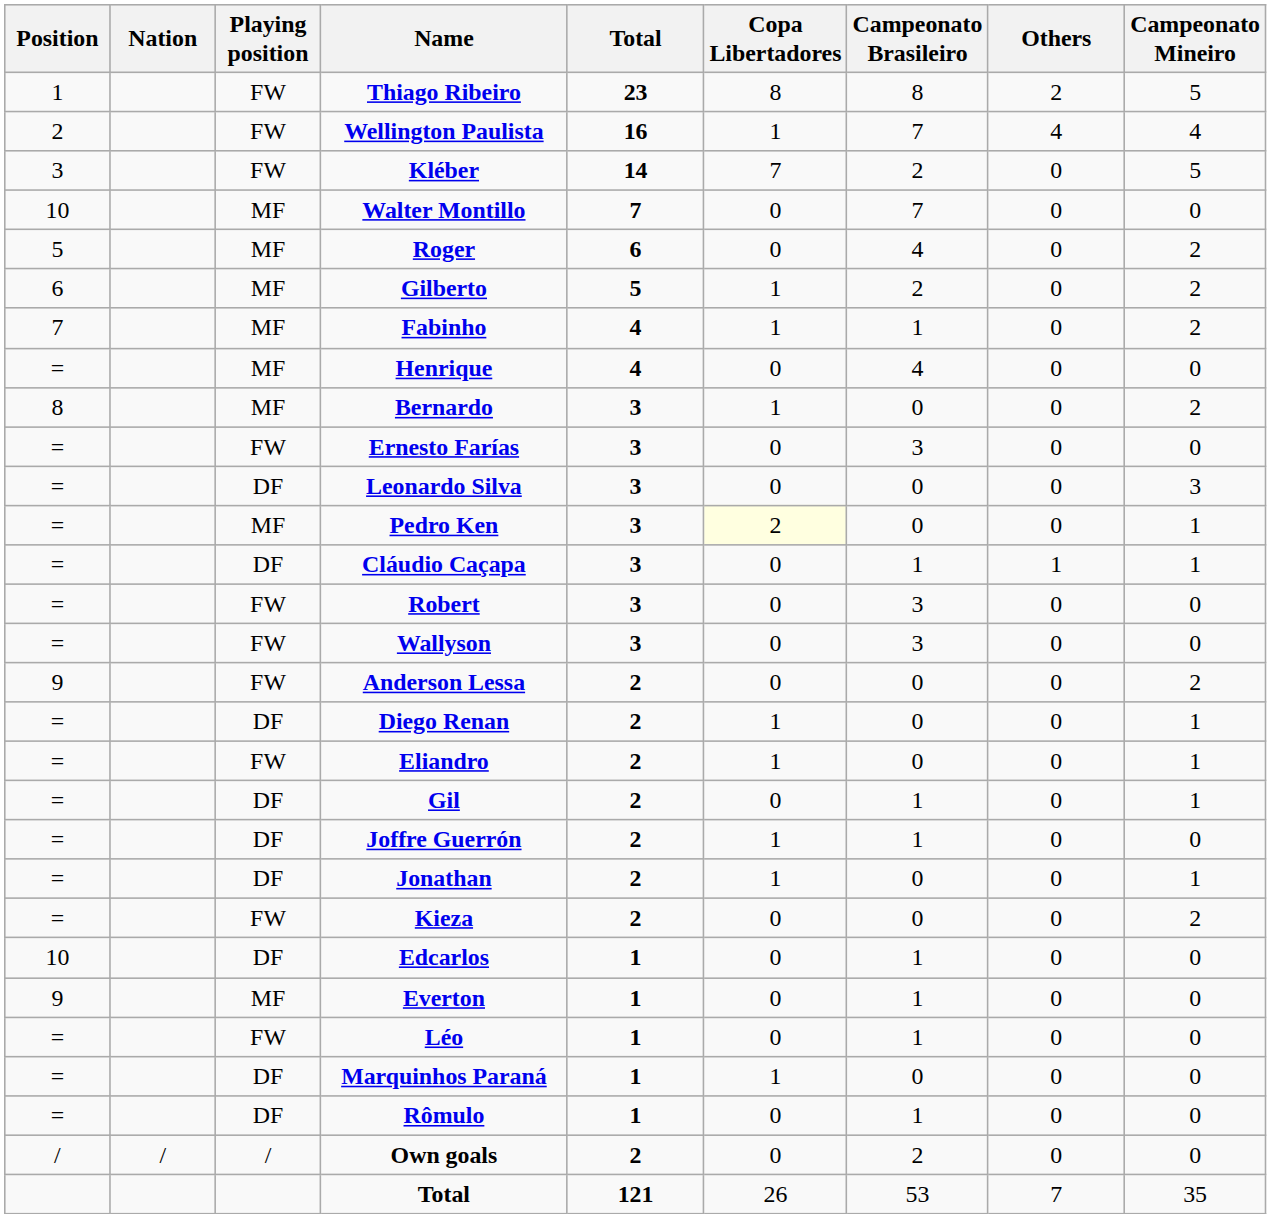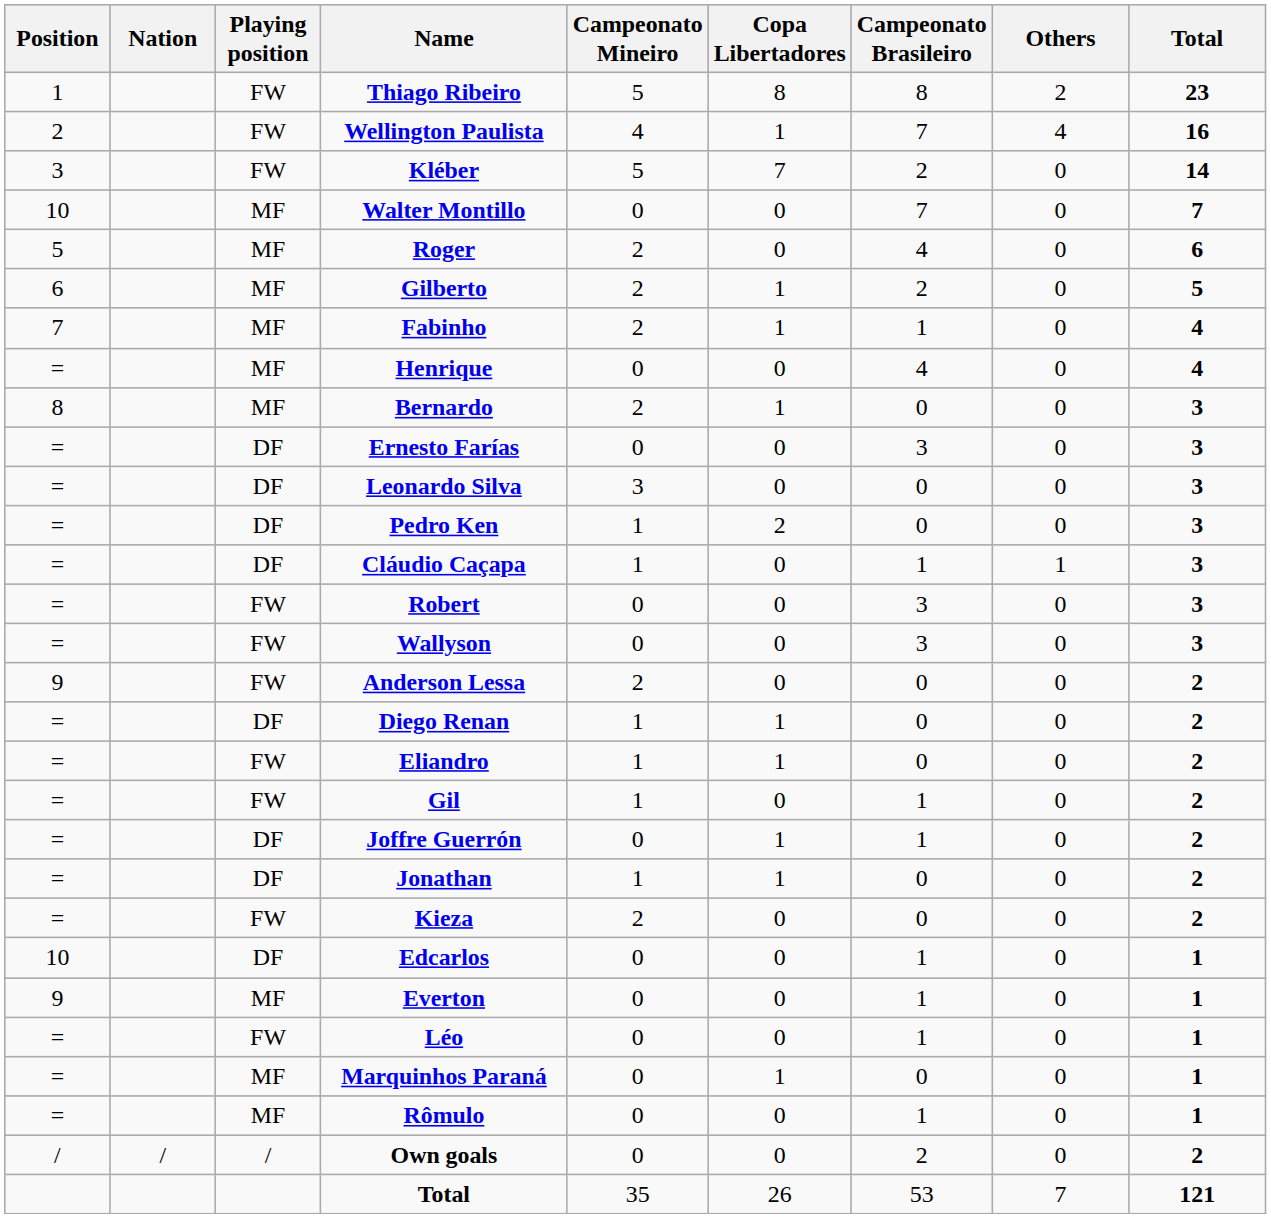columns swapped: (1195, 38) <-> (636, 38)
(268, 446) FW -> (268, 446) DF
(268, 524) MF -> (268, 524) DF
(775, 524) lightyellow background -> (780, 524) no background
(268, 800) DF -> (268, 800) FW
(268, 1075) DF -> (268, 1075) MF
(268, 1115) DF -> (268, 1115) MF
